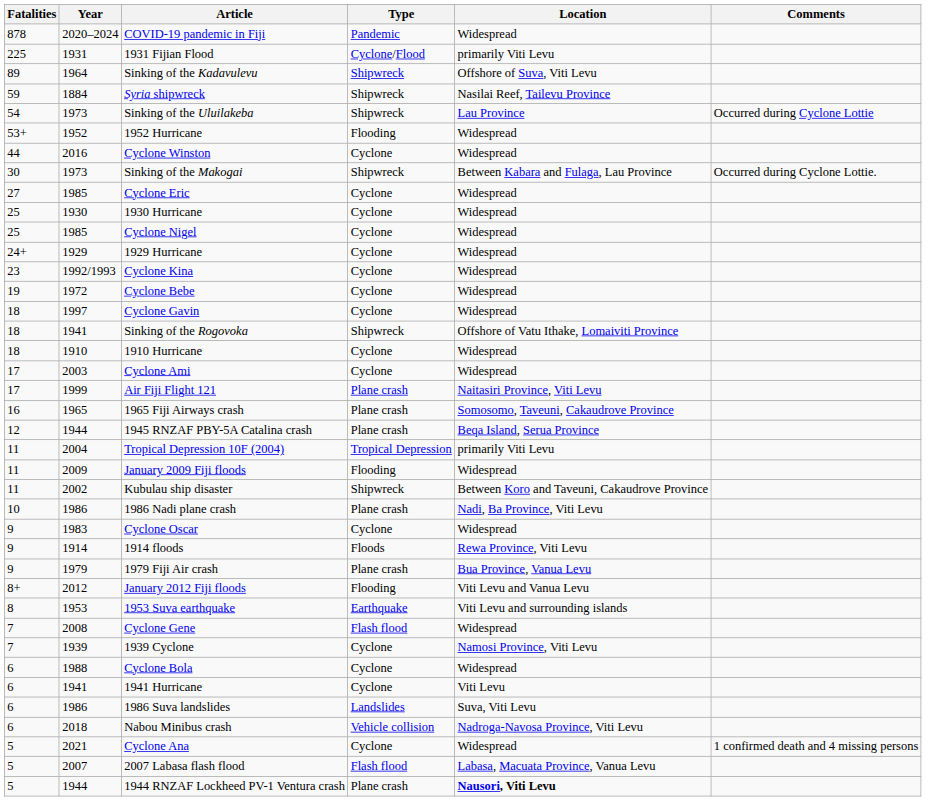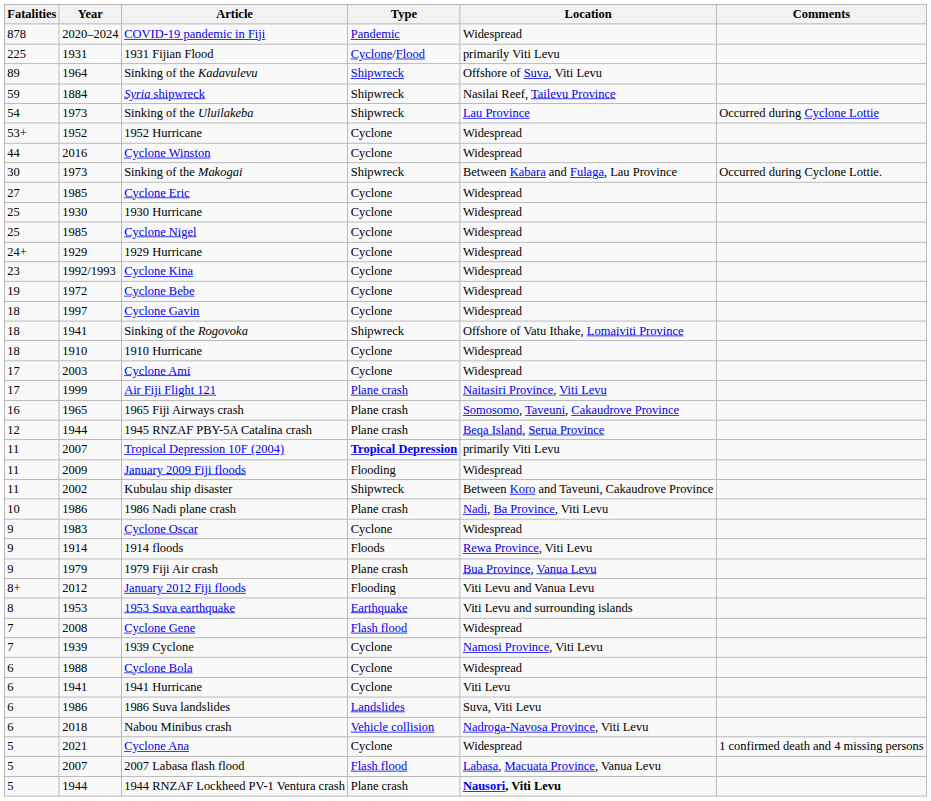(373, 133) Flooding -> (371, 133) Cyclone
(75, 449) 2004 -> (75, 449) 2007
(401, 449) normal -> (404, 449) bold
